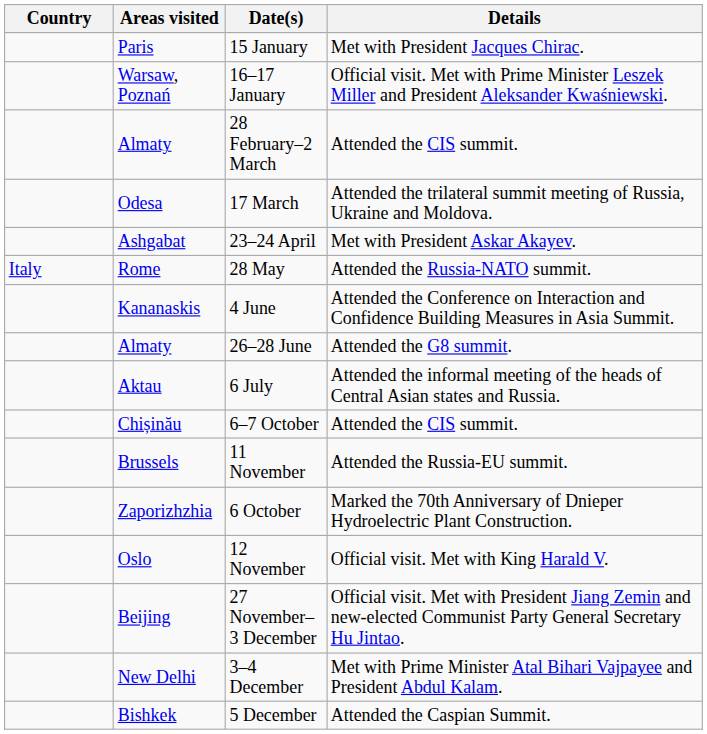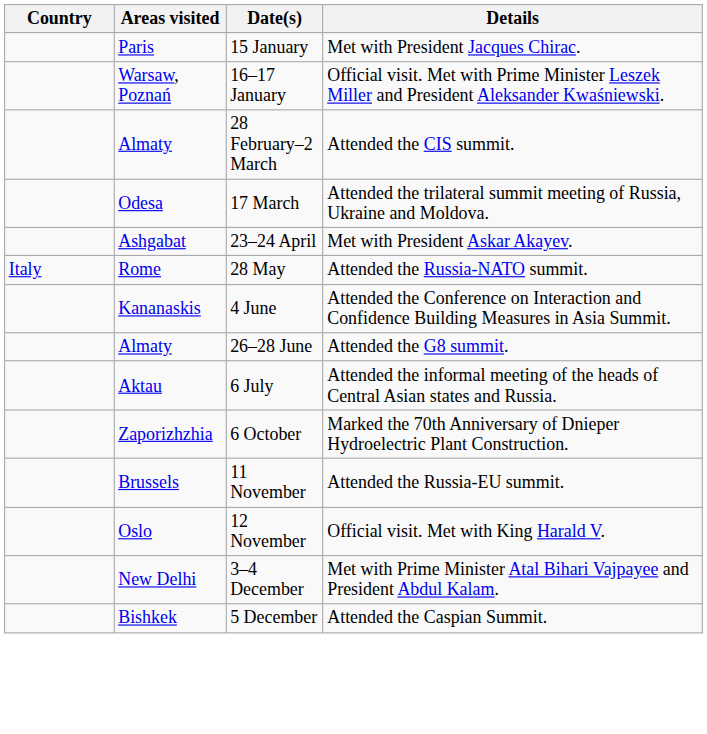- row: (274, 423)
rows swapped: (265, 510) <-> (267, 462)
- row: (273, 618)
